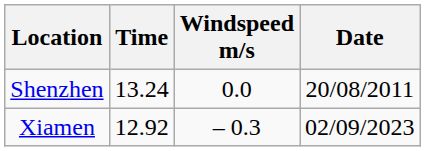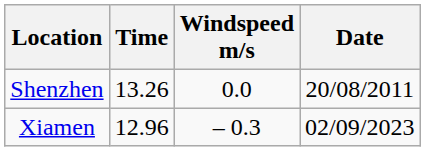(142, 88) 13.24 -> (142, 88) 13.26
(142, 126) 12.92 -> (142, 126) 12.96
